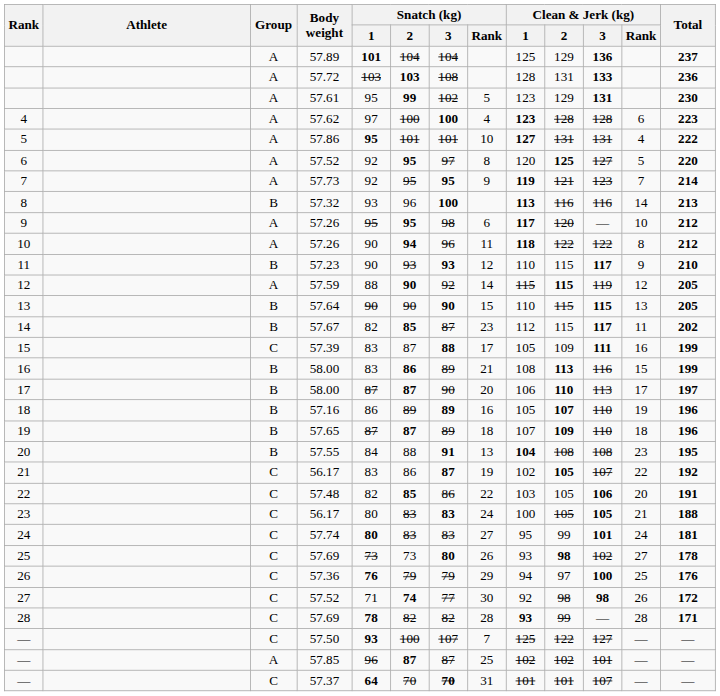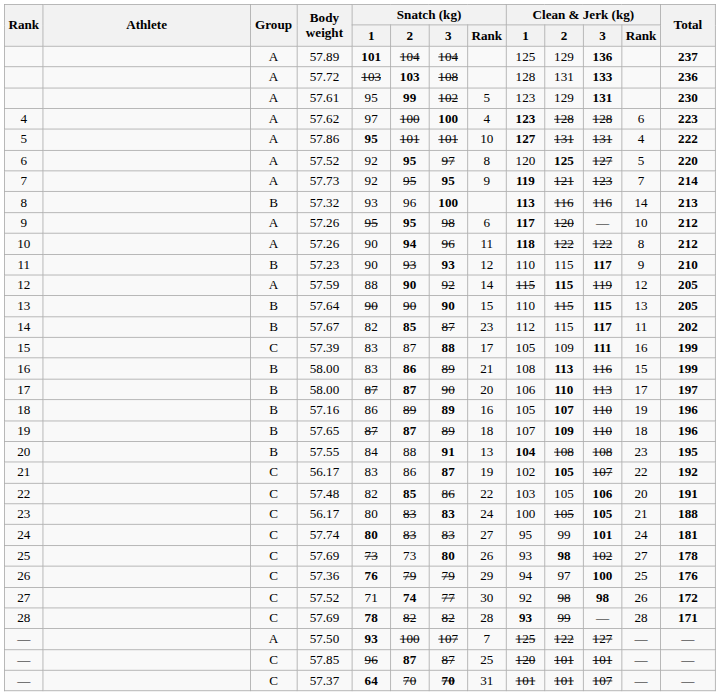(274, 639) C -> (274, 639) A
(274, 659) A -> (274, 659) C
(525, 659) 102 -> (525, 659) 120
(564, 659) 102 -> (564, 659) 101
